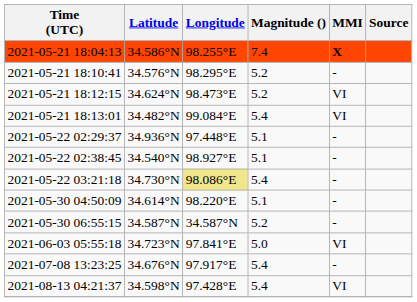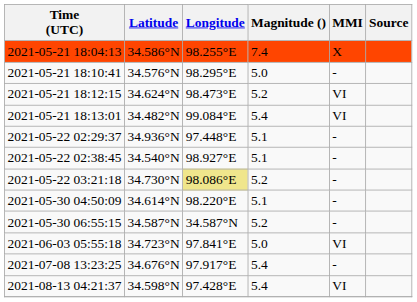(337, 51) bold -> (337, 51) normal
(259, 72) 5.2 -> (259, 72) 5.0
(259, 179) 5.4 -> (259, 179) 5.2
